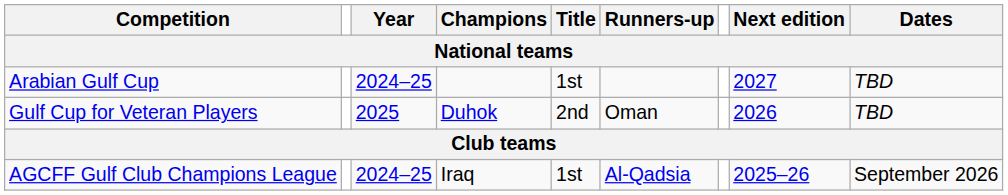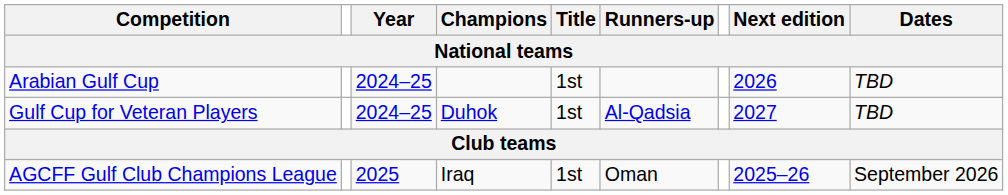(755, 81) 2027 -> (755, 81) 2026
(377, 112) 2025 -> (394, 112) 2024–25
(572, 112) 2nd -> (569, 112) 1st
(631, 112) Oman -> (648, 112) Al-Qadsia
(755, 112) 2026 -> (755, 112) 2027
(394, 174) 2024–25 -> (377, 174) 2025
(648, 174) Al-Qadsia -> (631, 174) Oman
